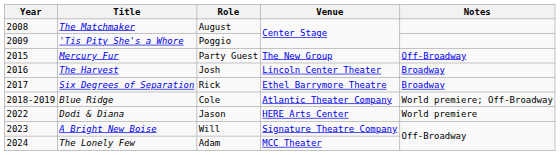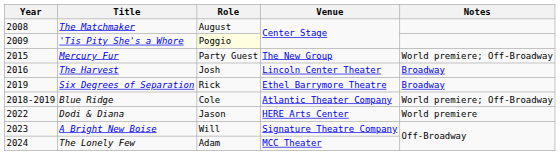(215, 41) no background -> (215, 41) lightyellow background
(434, 56) Off-Broadway -> (477, 56) World premiere; Off-Broadway
(17, 85) 2017 -> (17, 85) 2019
